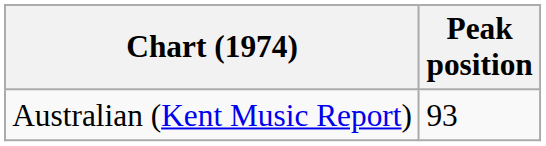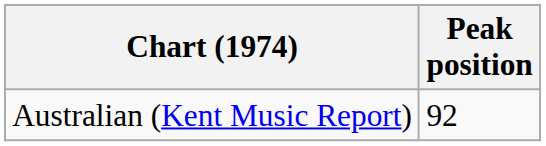(442, 114) 93 -> (442, 114) 92
